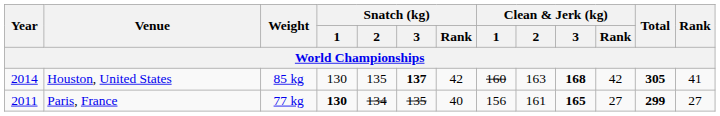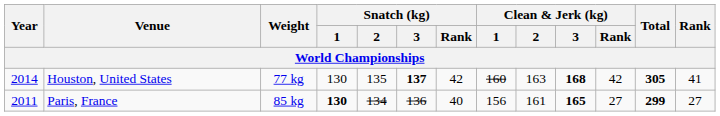(289, 79) 85 kg -> (289, 79) 77 kg
(289, 100) 77 kg -> (289, 100) 85 kg
(416, 100) 135 -> (416, 100) 136
